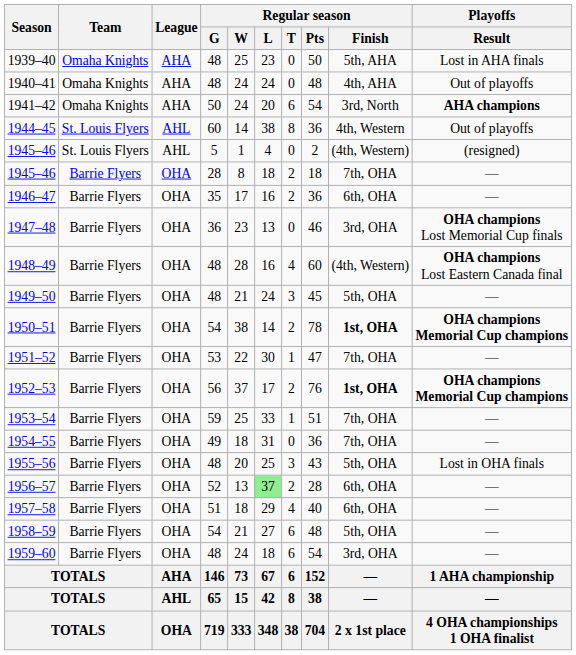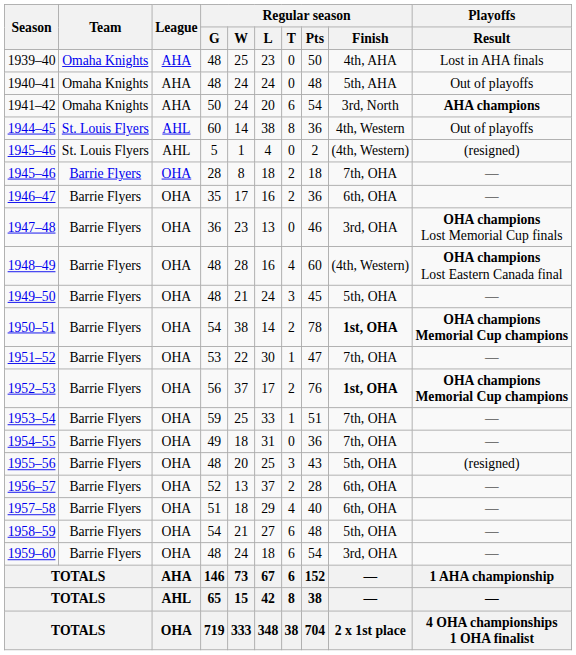(370, 61) 5th, AHA -> (370, 61) 4th, AHA
(370, 83) 4th, AHA -> (370, 83) 5th, AHA
(492, 464) Lost in OHA finals -> (492, 464) (resigned)
(268, 486) lightgreen background -> (268, 486) no background
